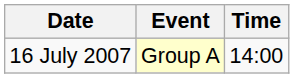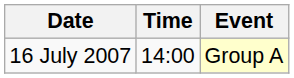columns swapped: (256, 21) <-> (180, 21)
